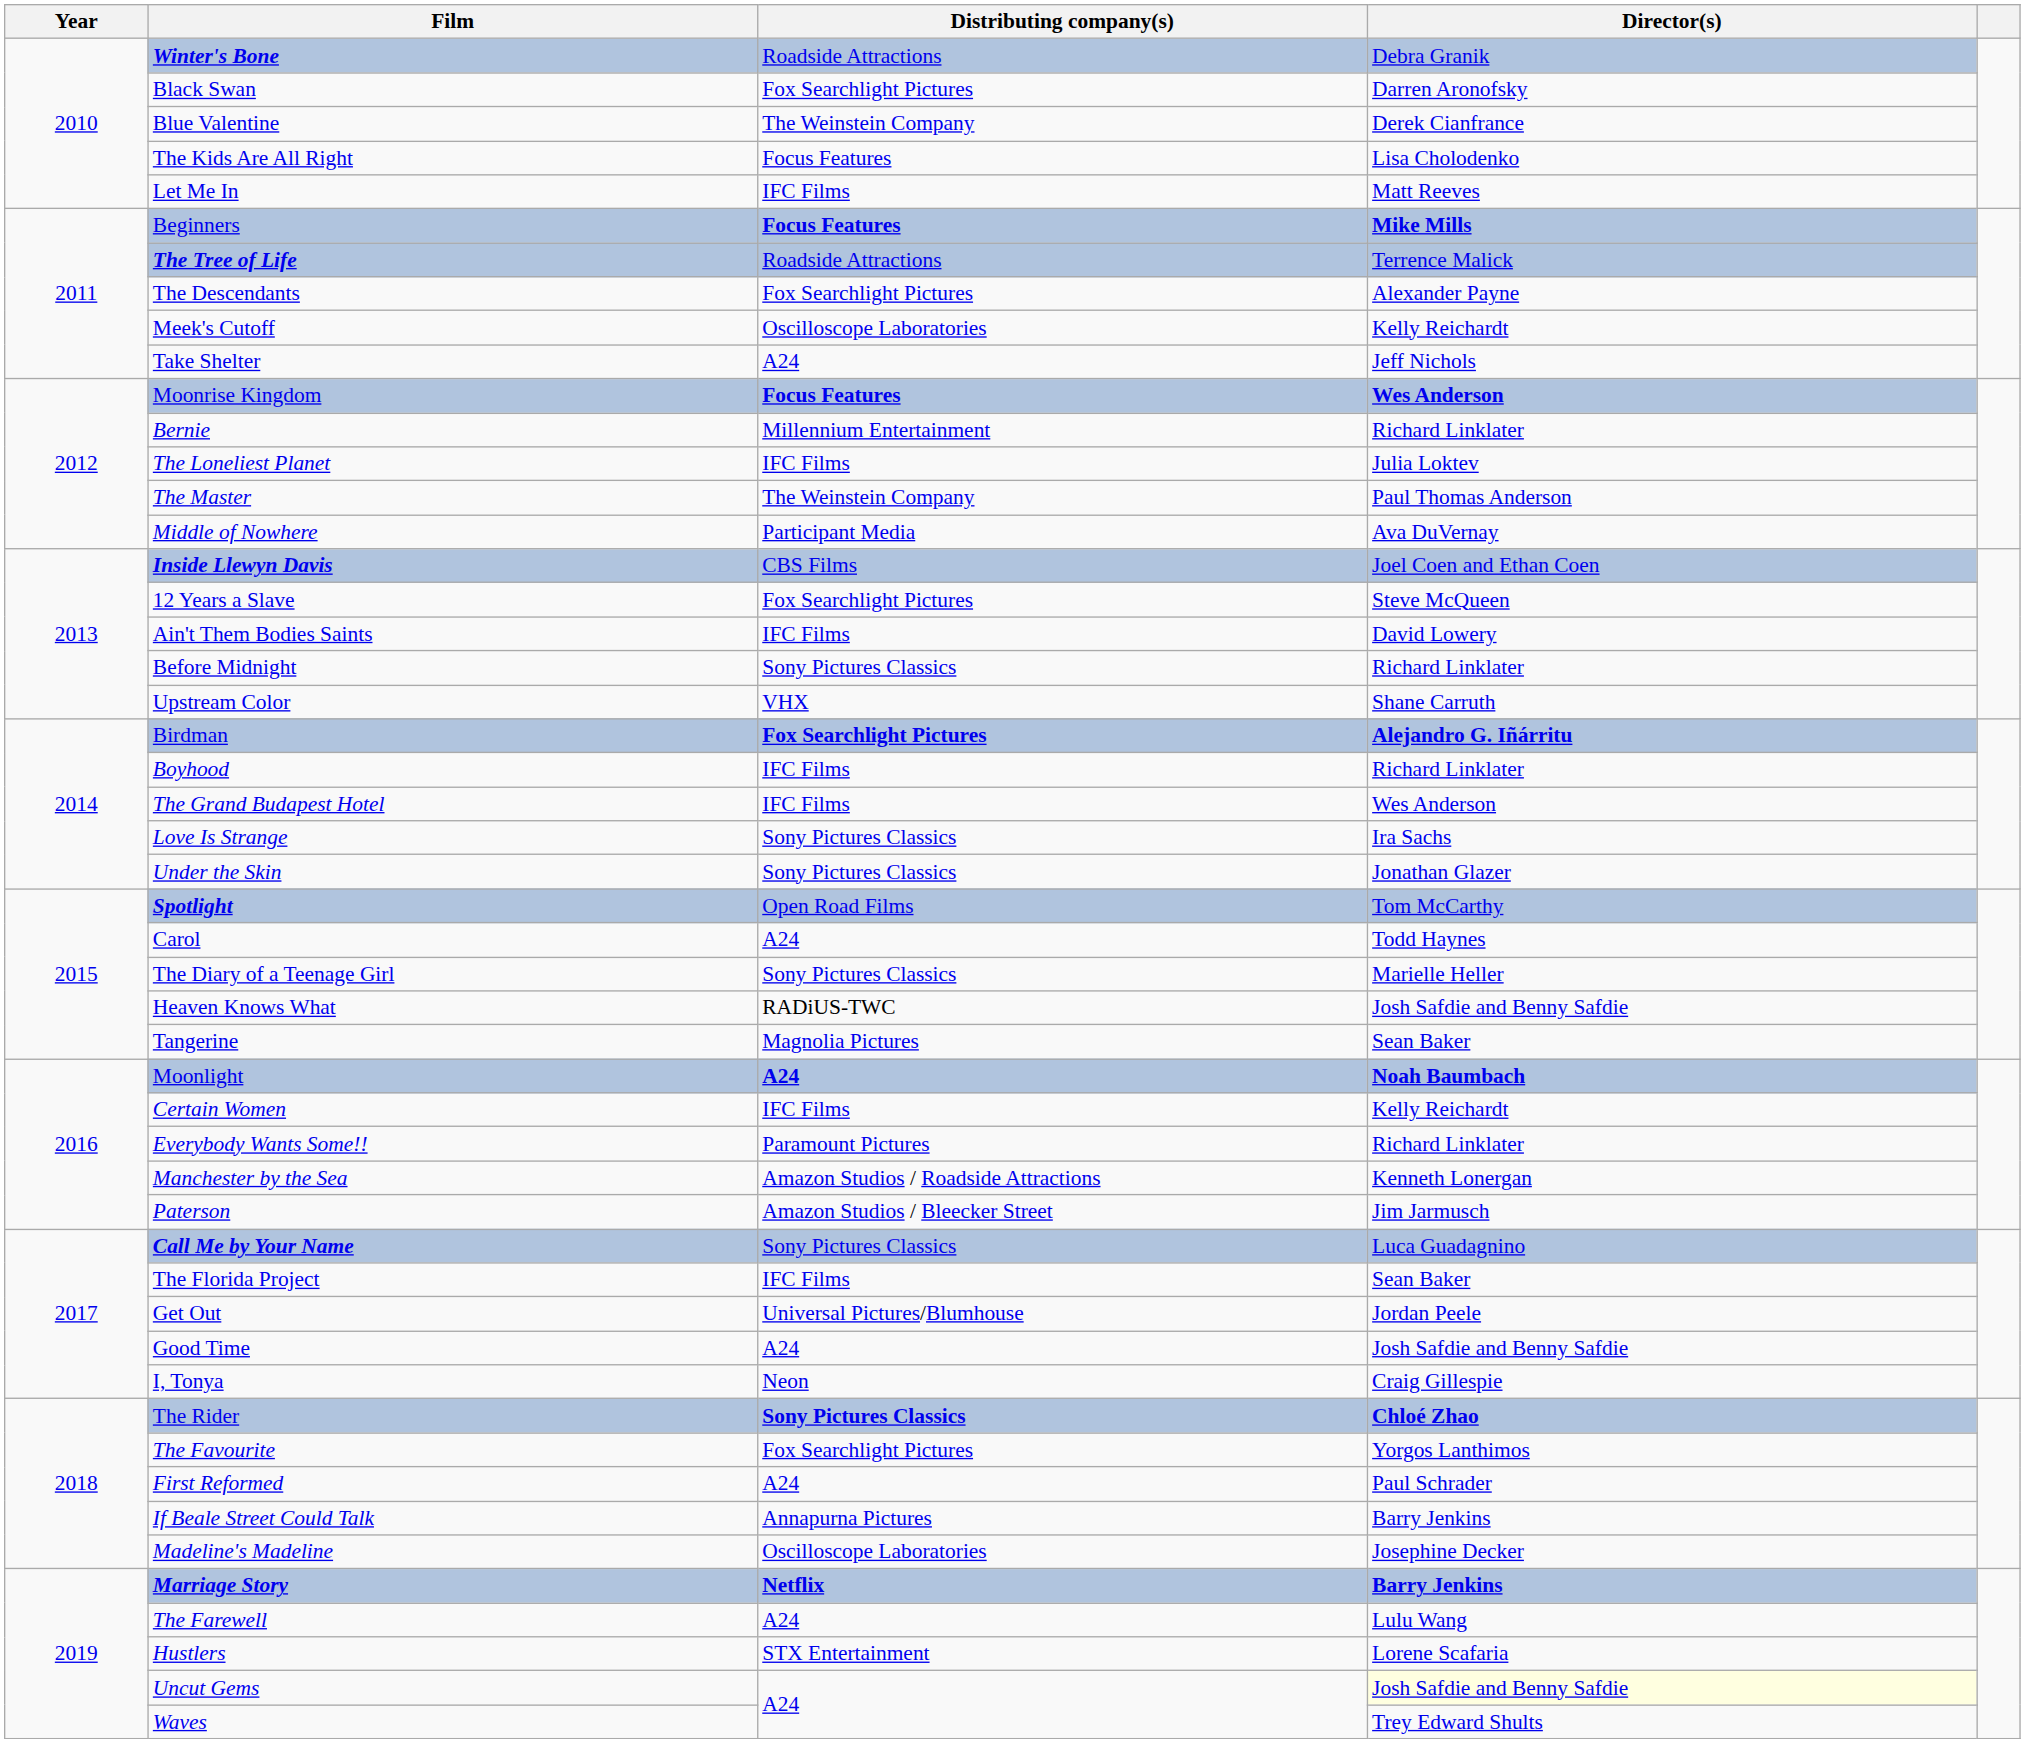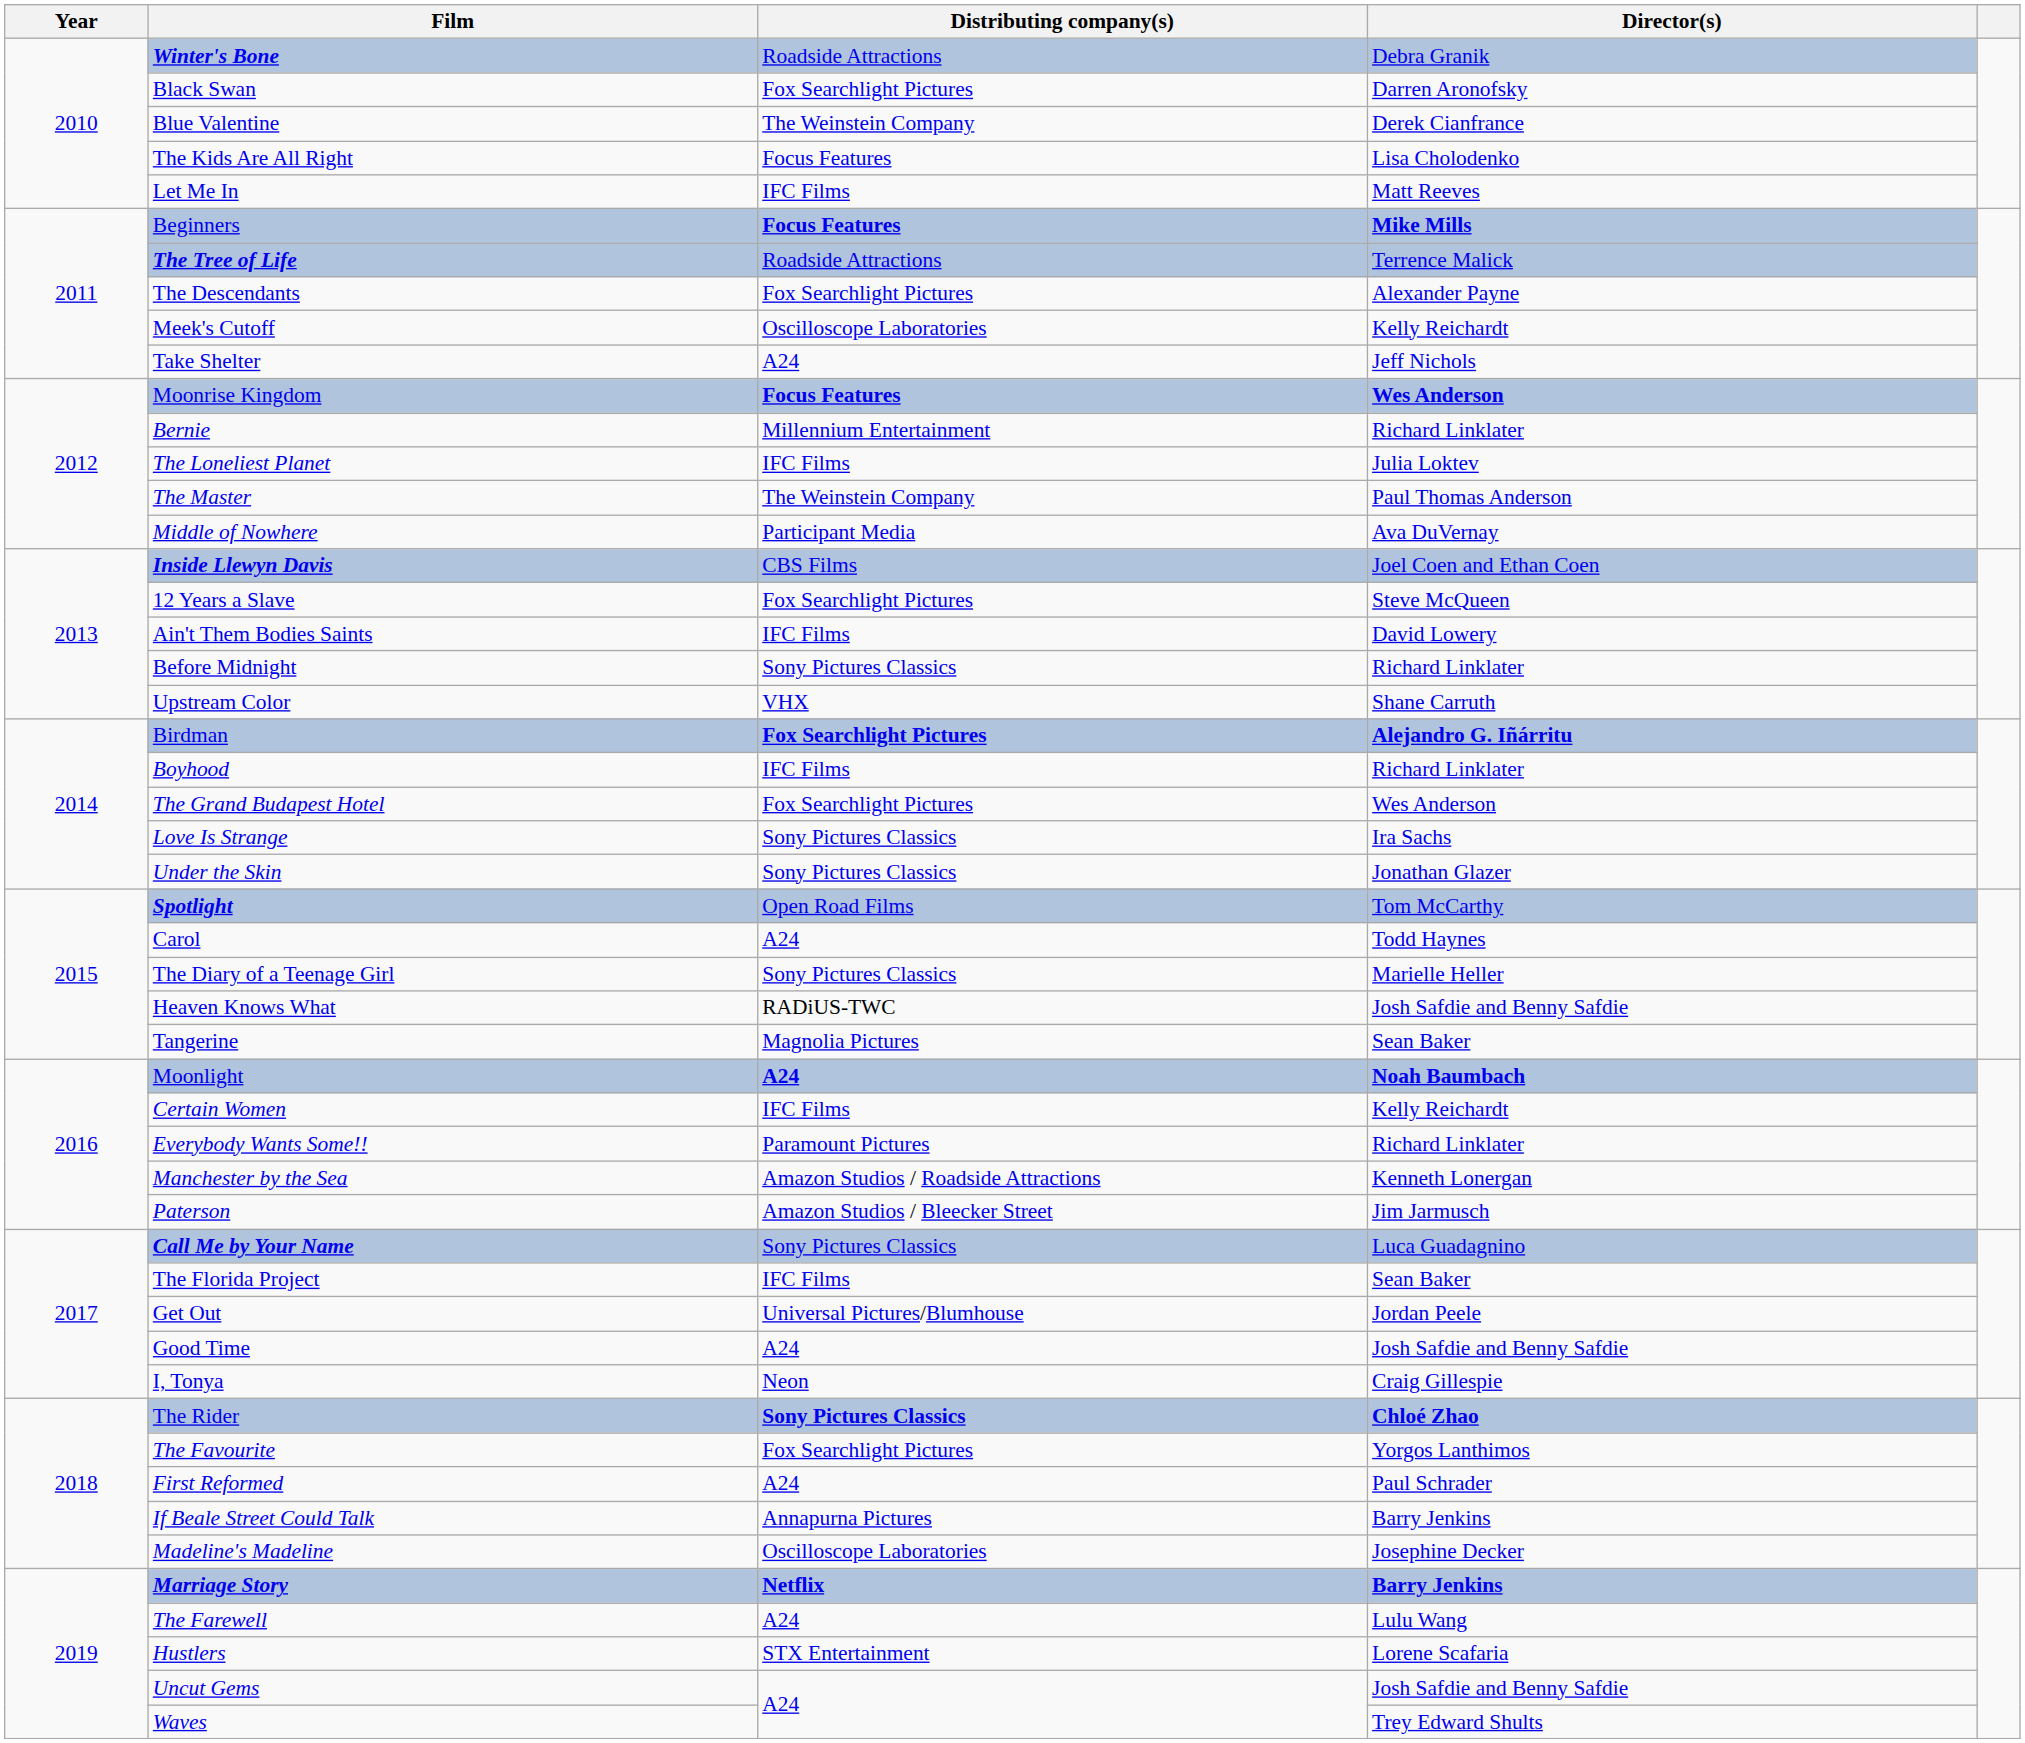(806, 803) IFC Films -> (868, 803) Fox Searchlight Pictures
(1500, 1687) lightyellow background -> (1500, 1687) no background
